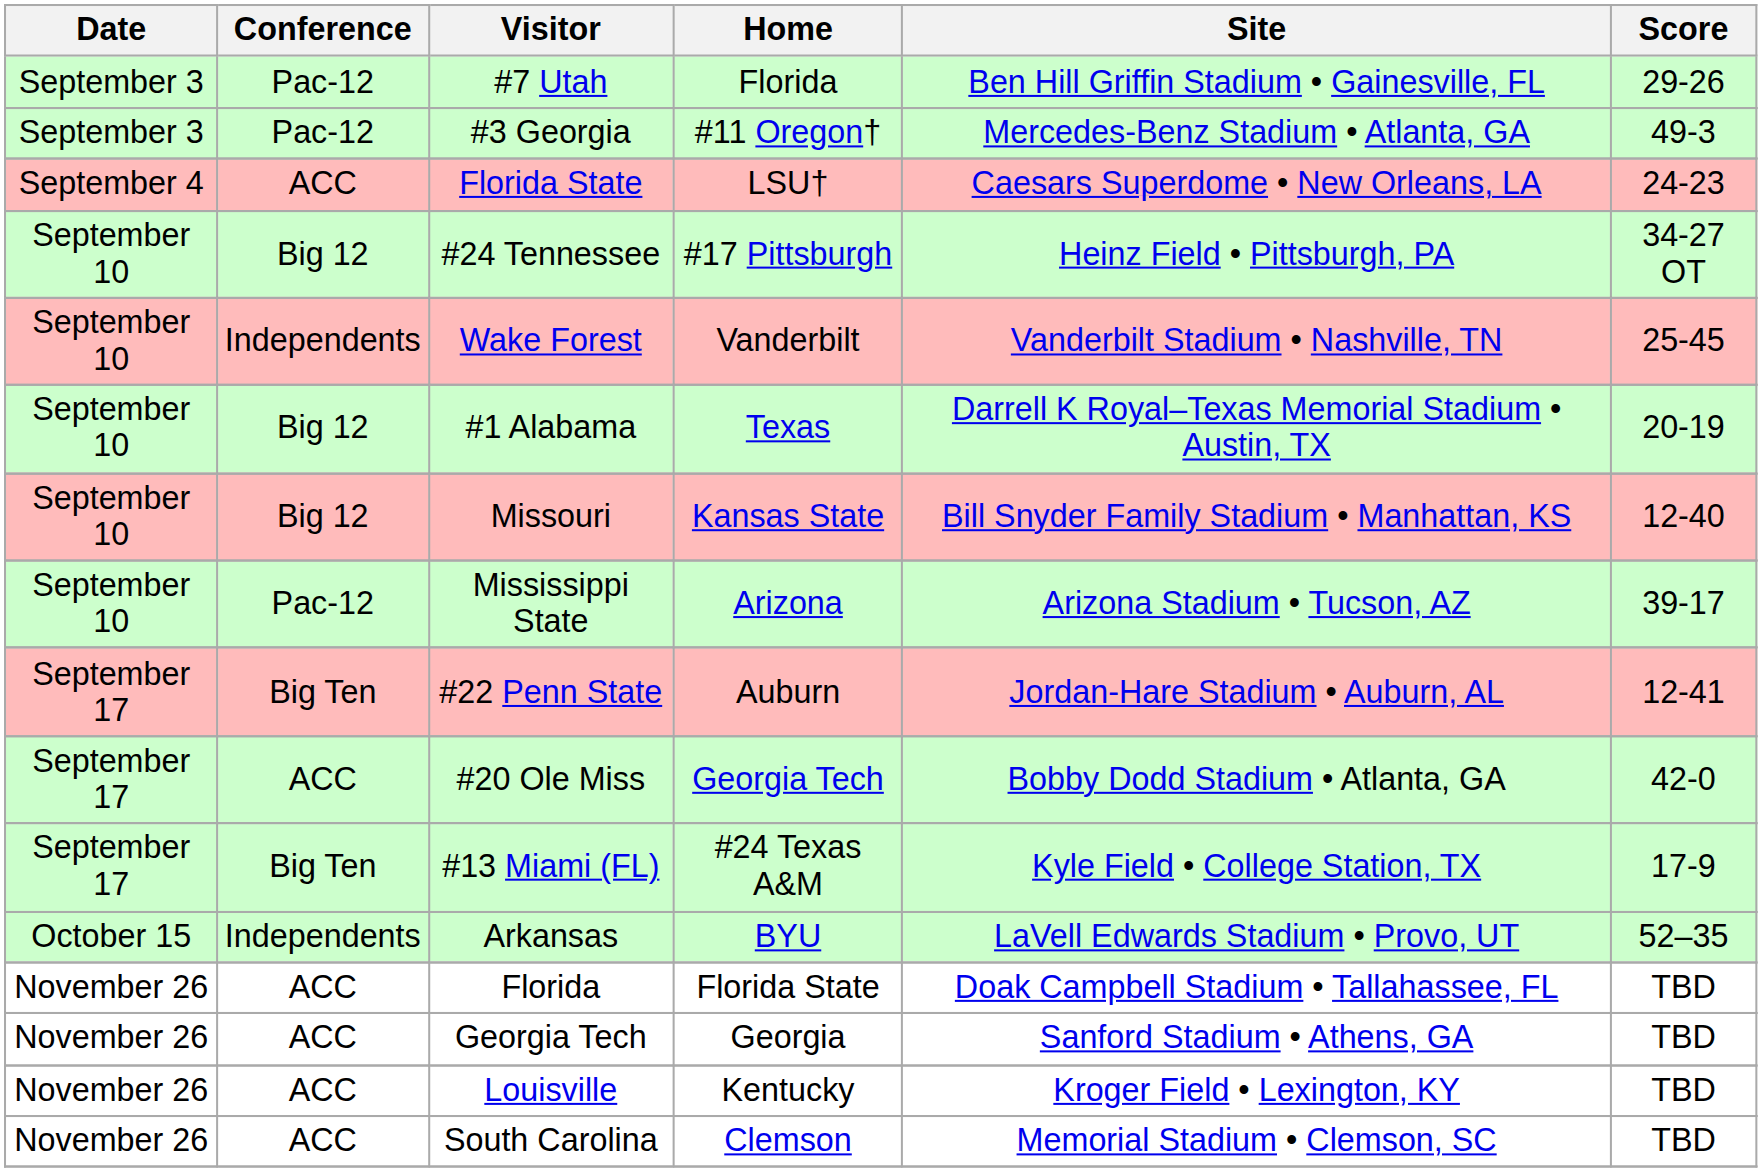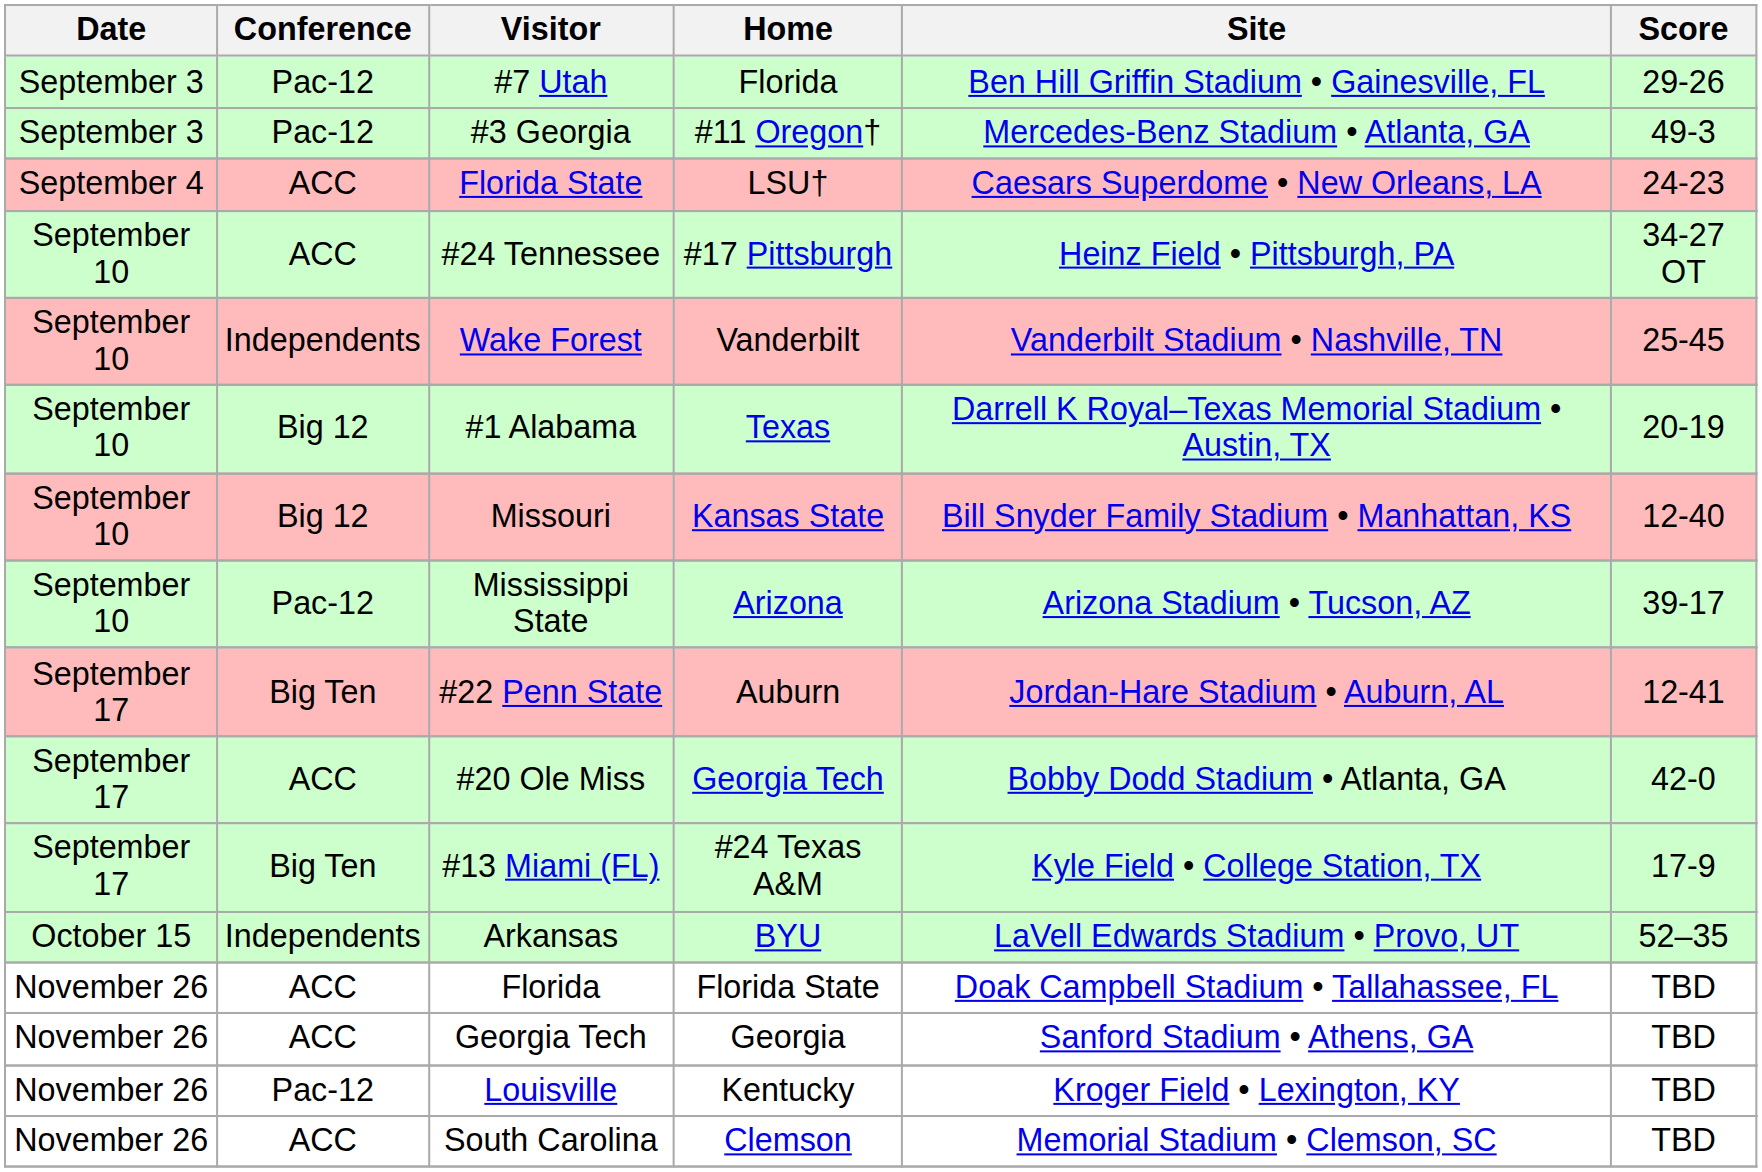(323, 253) Big 12 -> (323, 253) ACC
(323, 1089) ACC -> (323, 1089) Pac-12
